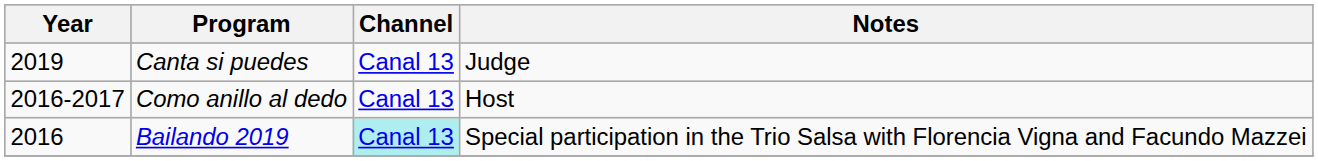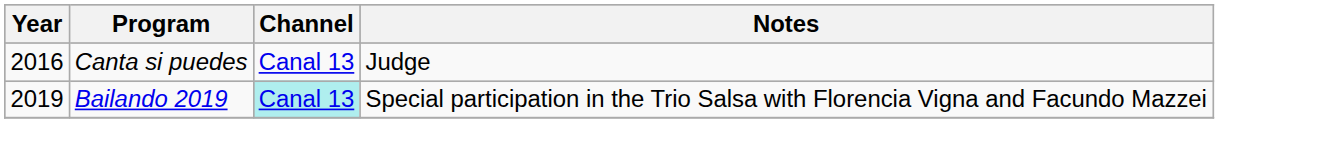(37, 62) 2019 -> (37, 62) 2016
- row: (241, 100)
(37, 137) 2016 -> (37, 100) 2019
